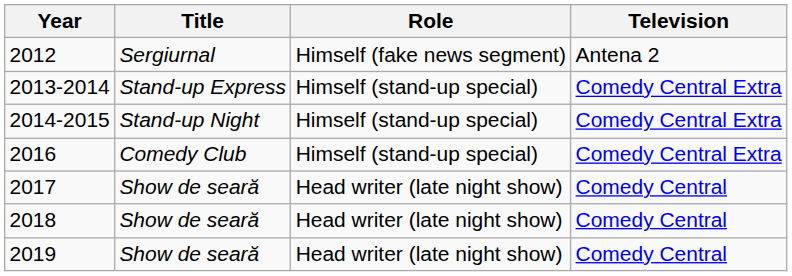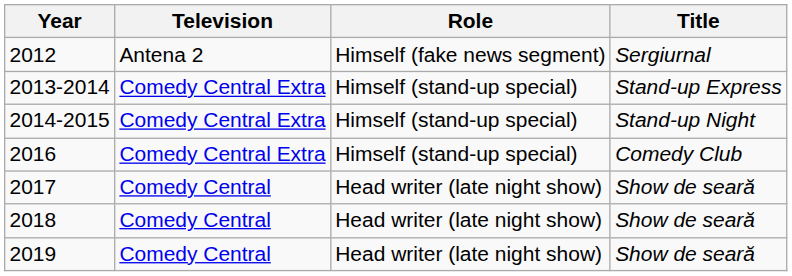columns swapped: (203, 21) <-> (679, 21)
